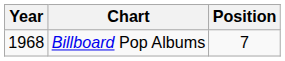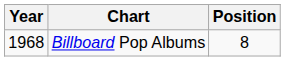(245, 42) 7 -> (245, 42) 8
